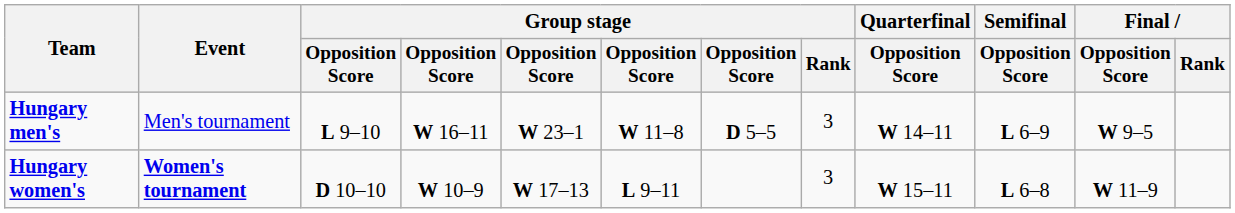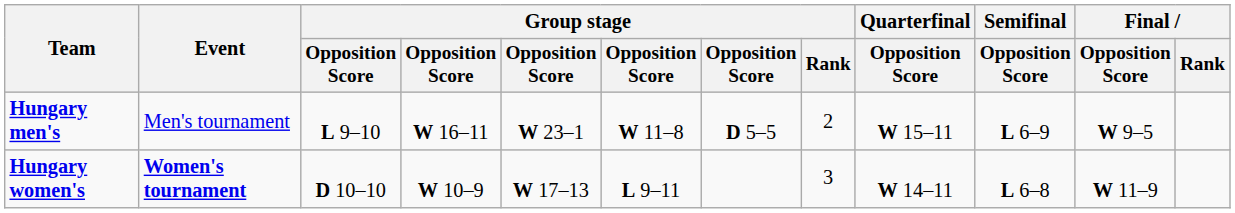(828, 121) 3 -> (828, 121) 2
(915, 133) W 14–11 -> (915, 133) W 15–11
(915, 190) W 15–11 -> (915, 190) W 14–11
